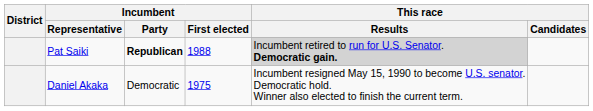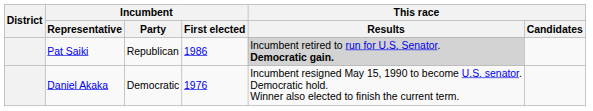(155, 51) bold -> (153, 51) normal
(199, 51) 1988 -> (196, 51) 1986
(199, 85) 1975 -> (196, 85) 1976
